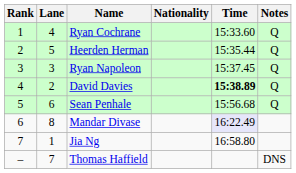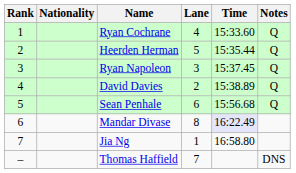columns swapped: (52, 13) <-> (181, 13)
(235, 86) bold -> (234, 86) normal
